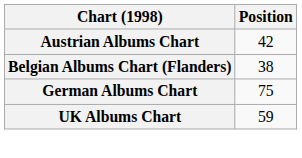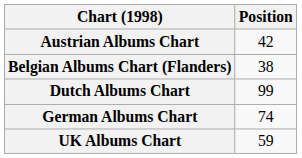+ row: (120, 91)
(266, 91) 75 -> (266, 116) 74
